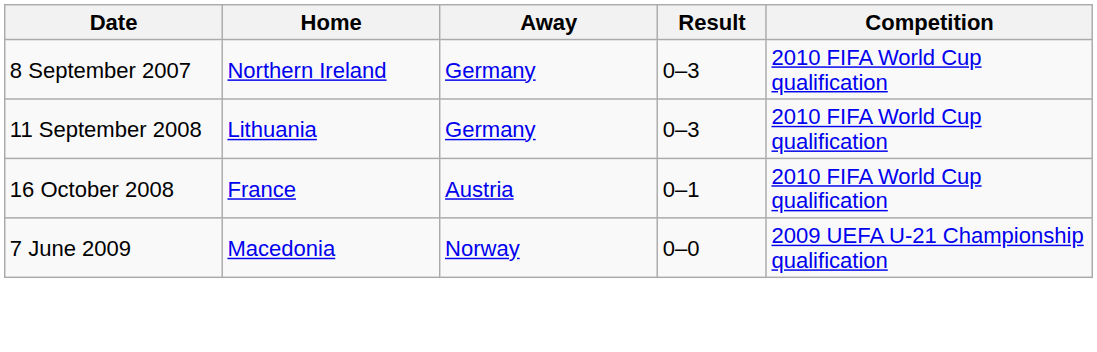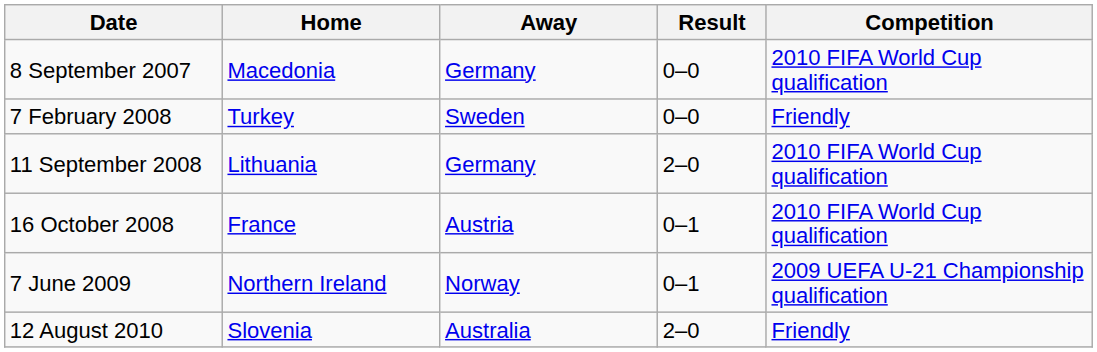(307, 70) Northern Ireland -> (281, 70) Macedonia
(681, 70) 0–3 -> (681, 70) 0–0
+ row: (91, 117)
(681, 129) 0–3 -> (681, 164) 2–0
(281, 248) Macedonia -> (307, 283) Northern Ireland
(681, 248) 0–0 -> (681, 283) 0–1
+ row: (86, 330)
